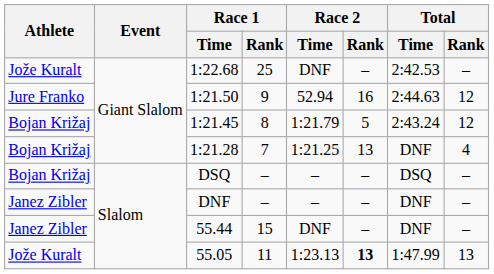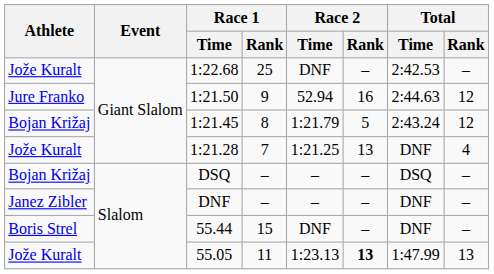(49, 149) Bojan Križaj -> (45, 149) Jože Kuralt
(48, 228) Janez Zibler -> (43, 228) Boris Strel
